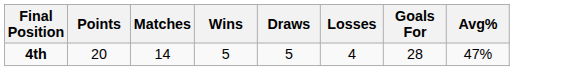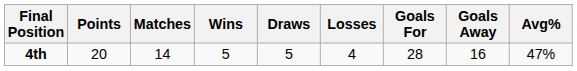+ column: (478, 24)
